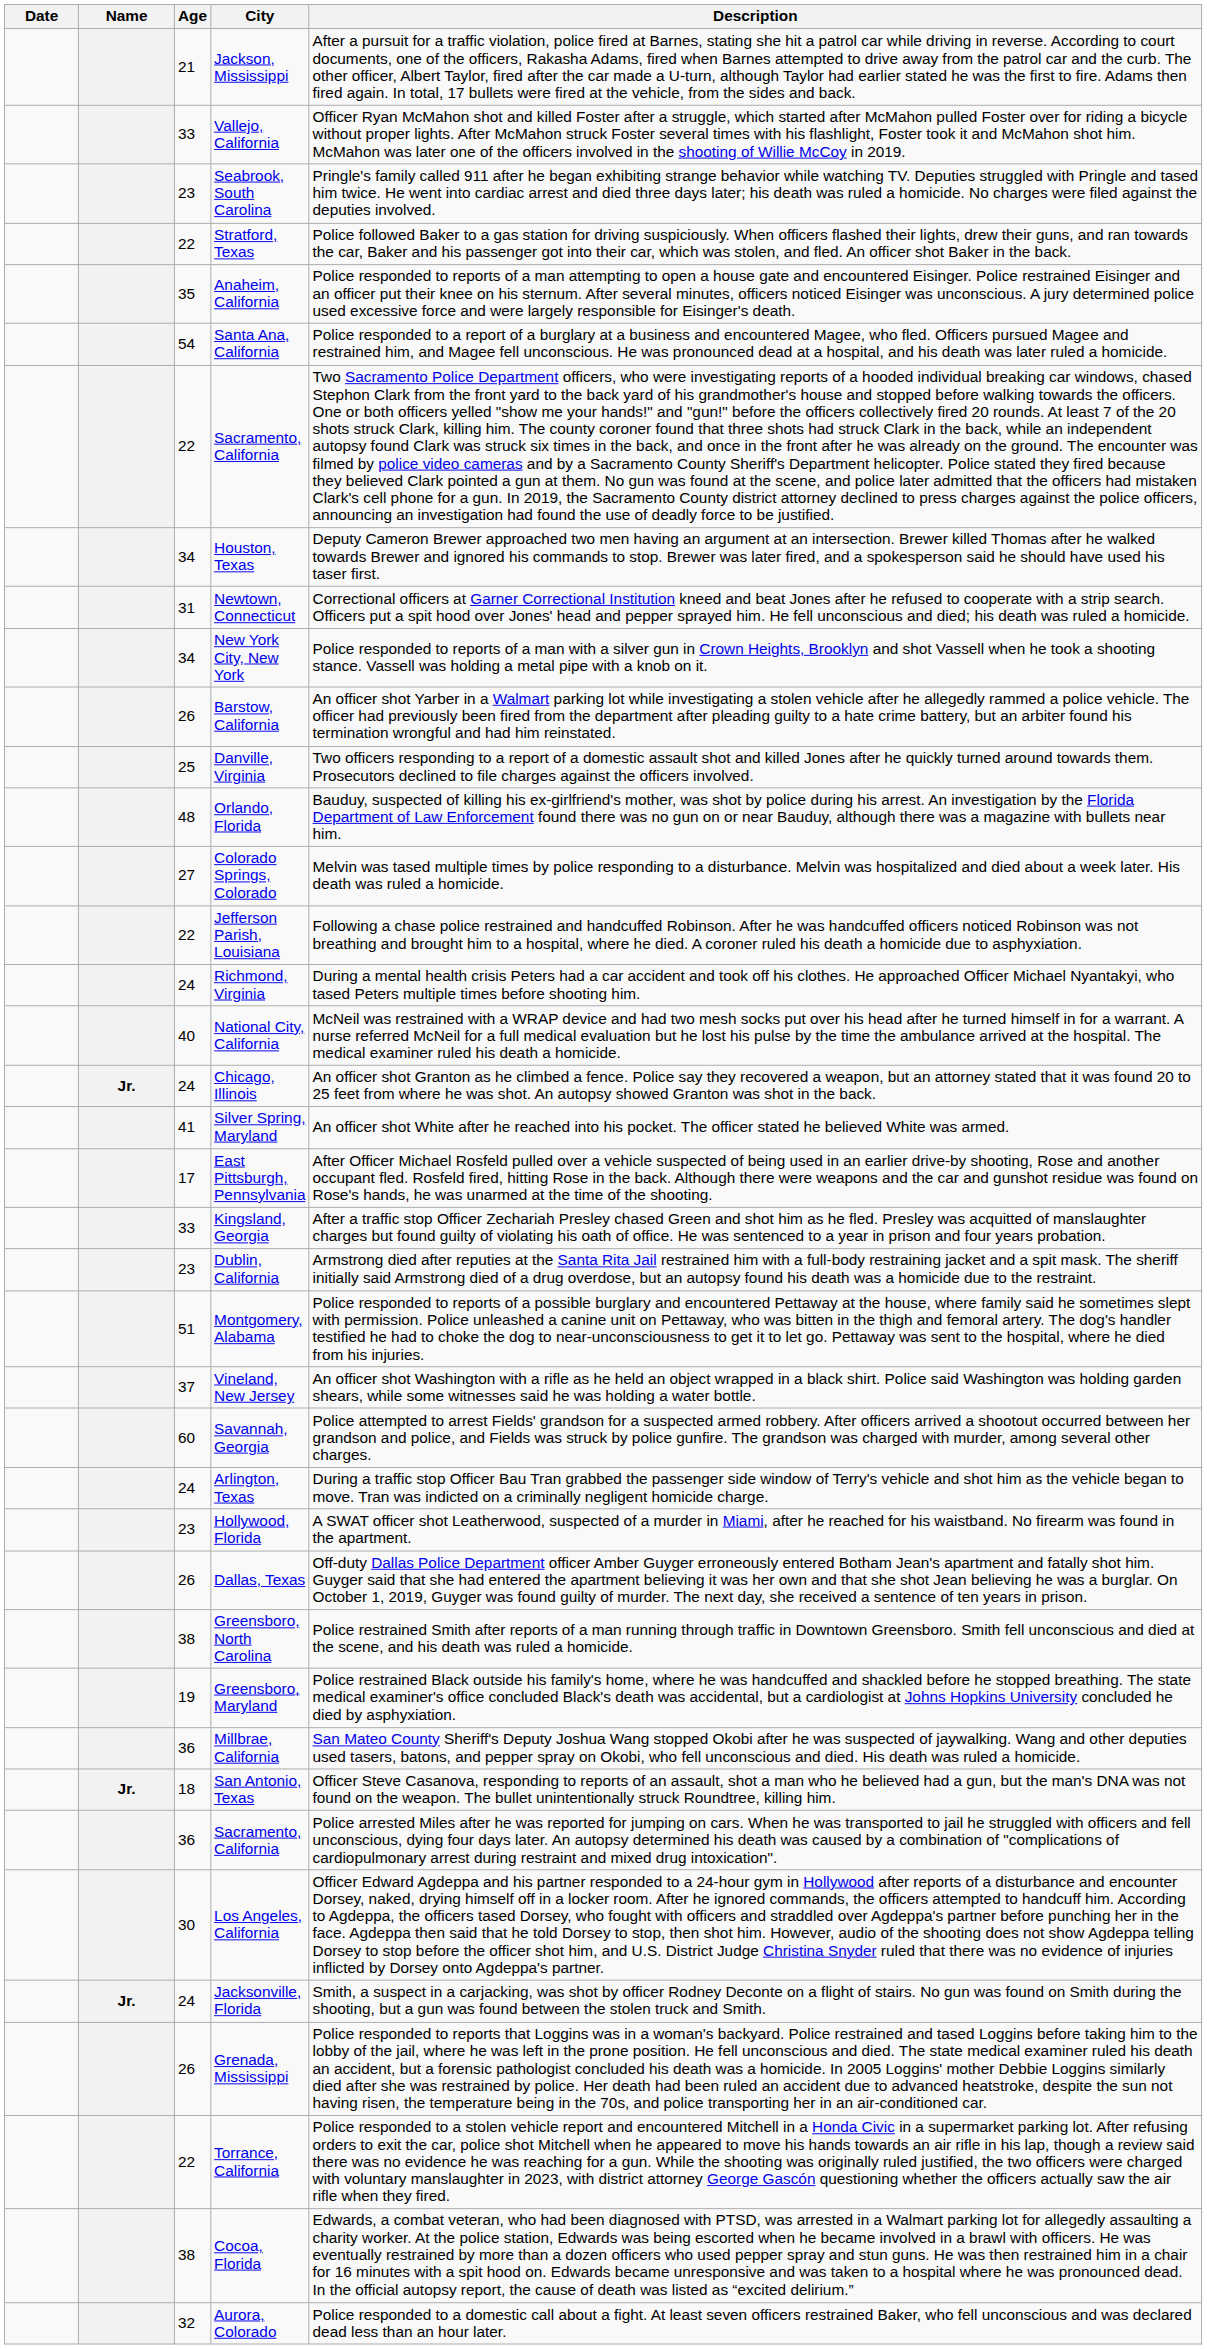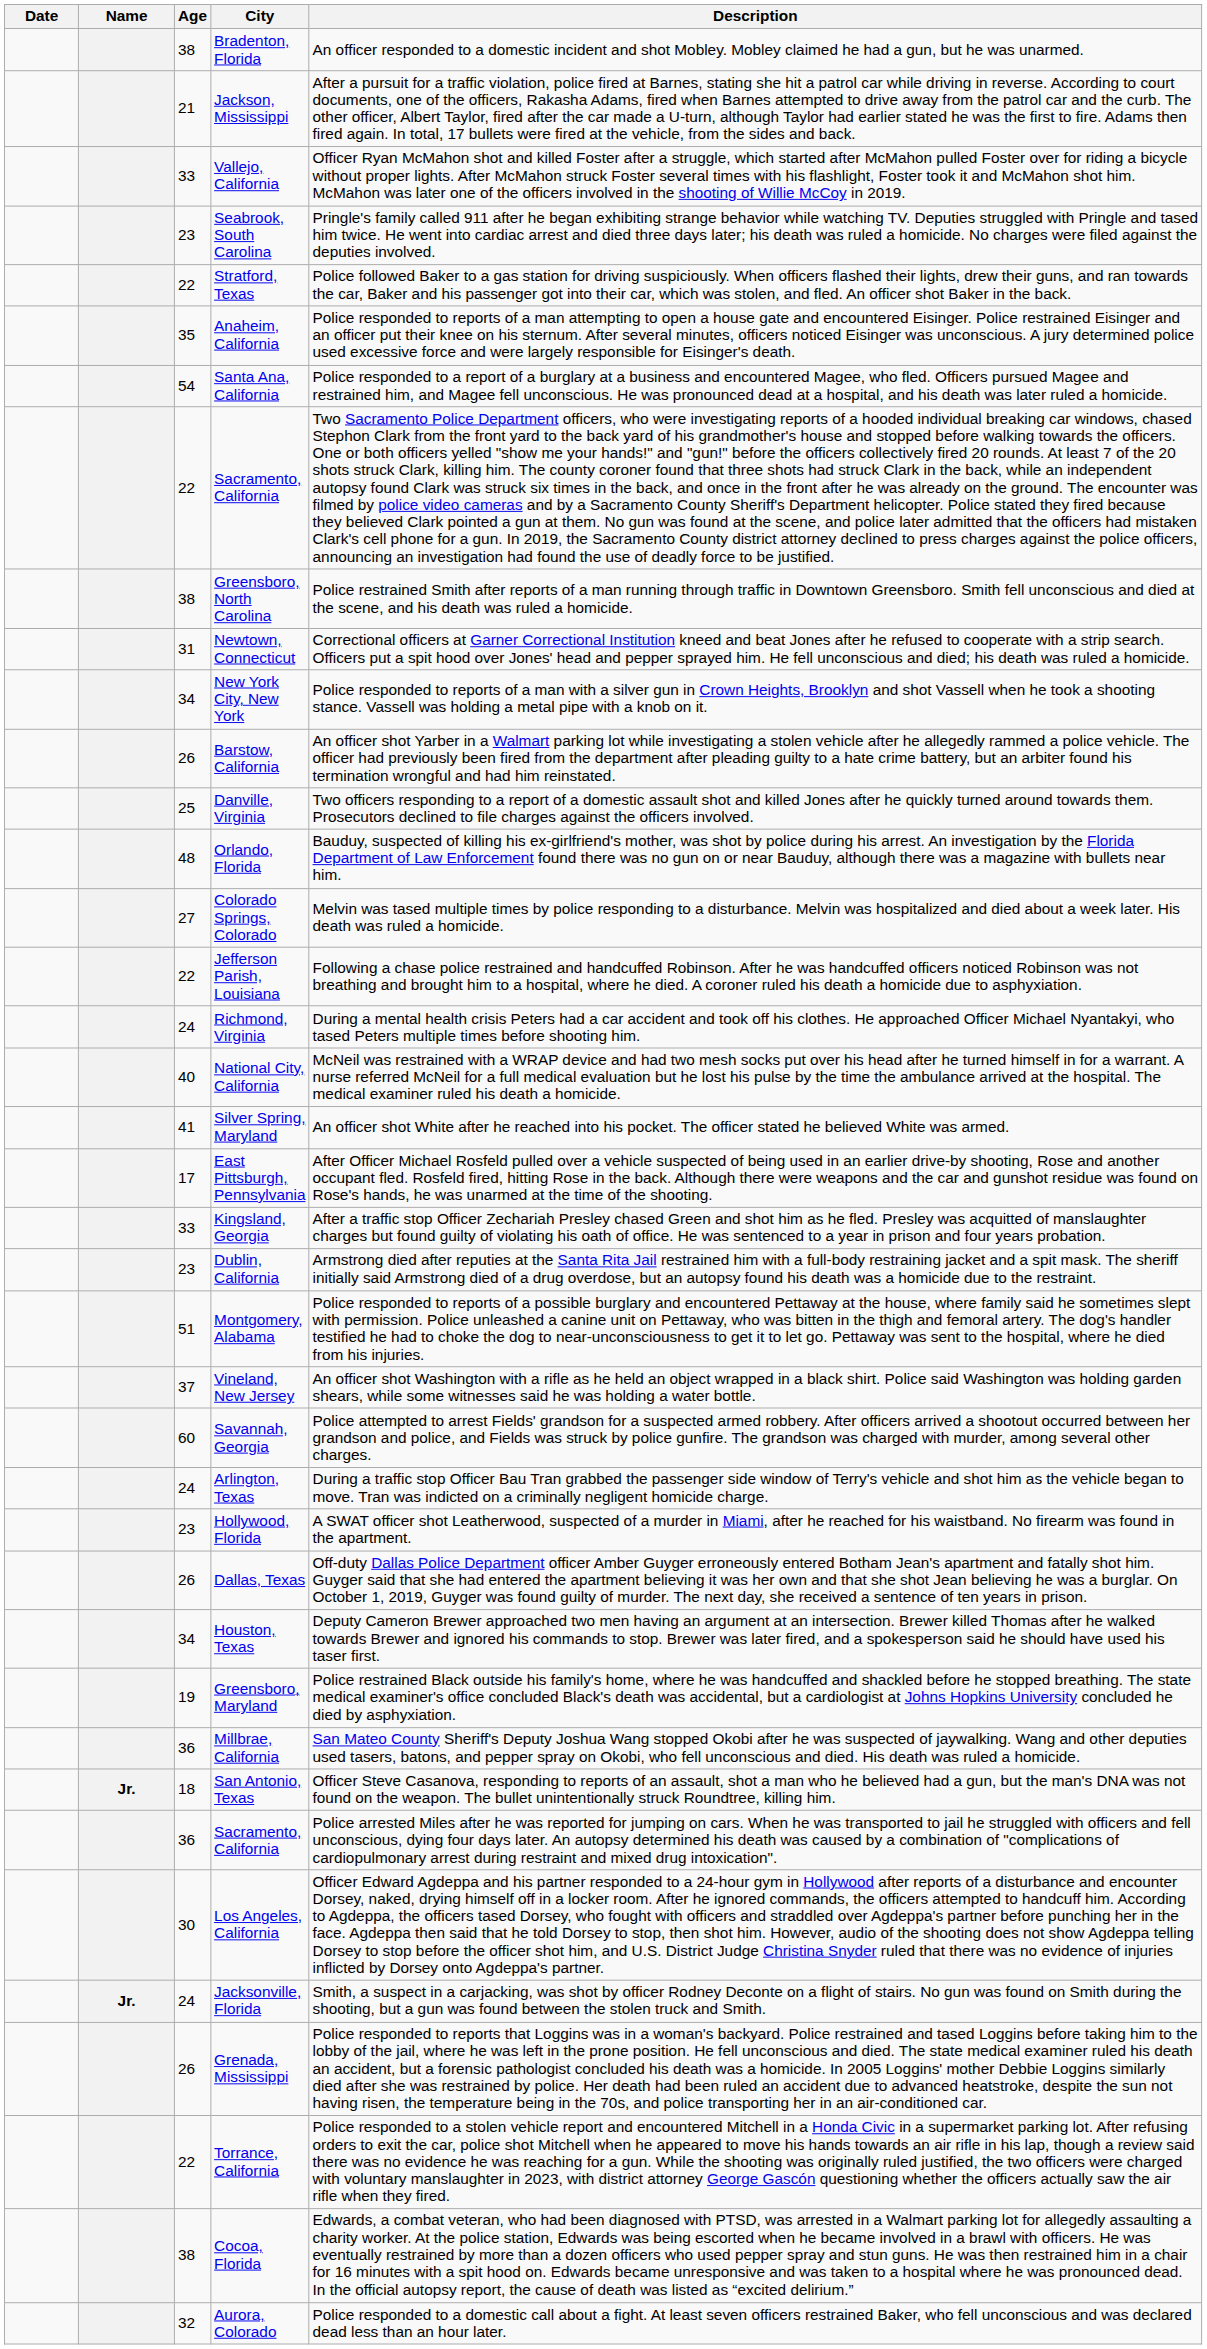+ row: (187, 49)
rows swapped: (187, 557) <-> (187, 1638)
- row: (187, 1085)
